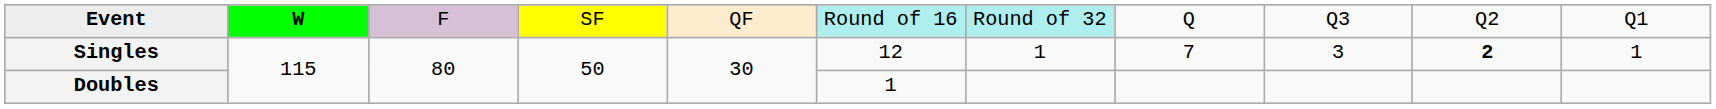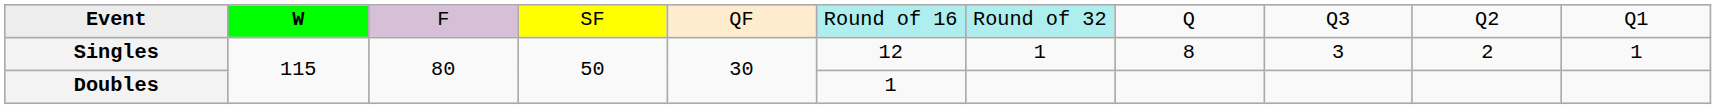(1189, 54) 7 -> (1189, 54) 8
(1487, 54) bold -> (1487, 54) normal
